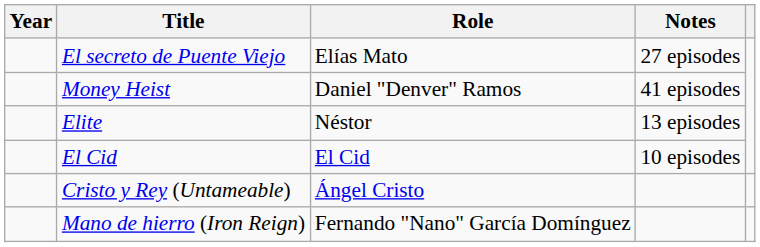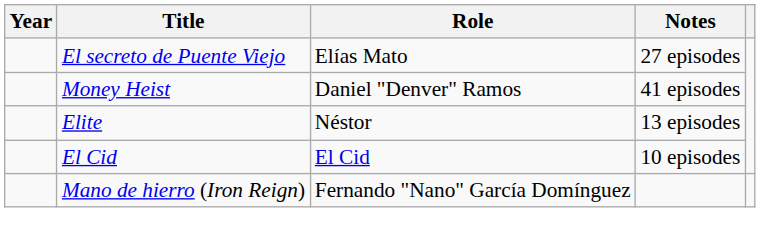- row: (176, 190)
